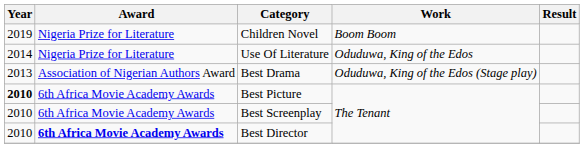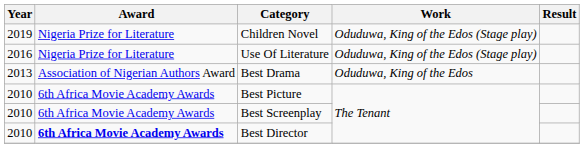(365, 34) Boom Boom -> (436, 34) Oduduwa, King of the Edos (Stage play)
(20, 53) 2014 -> (20, 53) 2016
(404, 53) Oduduwa, King of the Edos -> (436, 53) Oduduwa, King of the Edos (Stage play)
(436, 73) Oduduwa, King of the Edos (Stage play) -> (404, 73) Oduduwa, King of the Edos
(20, 93) bold -> (20, 93) normal
